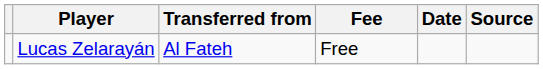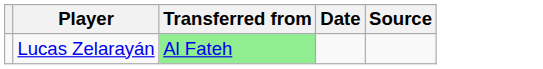- column: (367, 19)
(198, 48) no background -> (198, 48) lightgreen background
